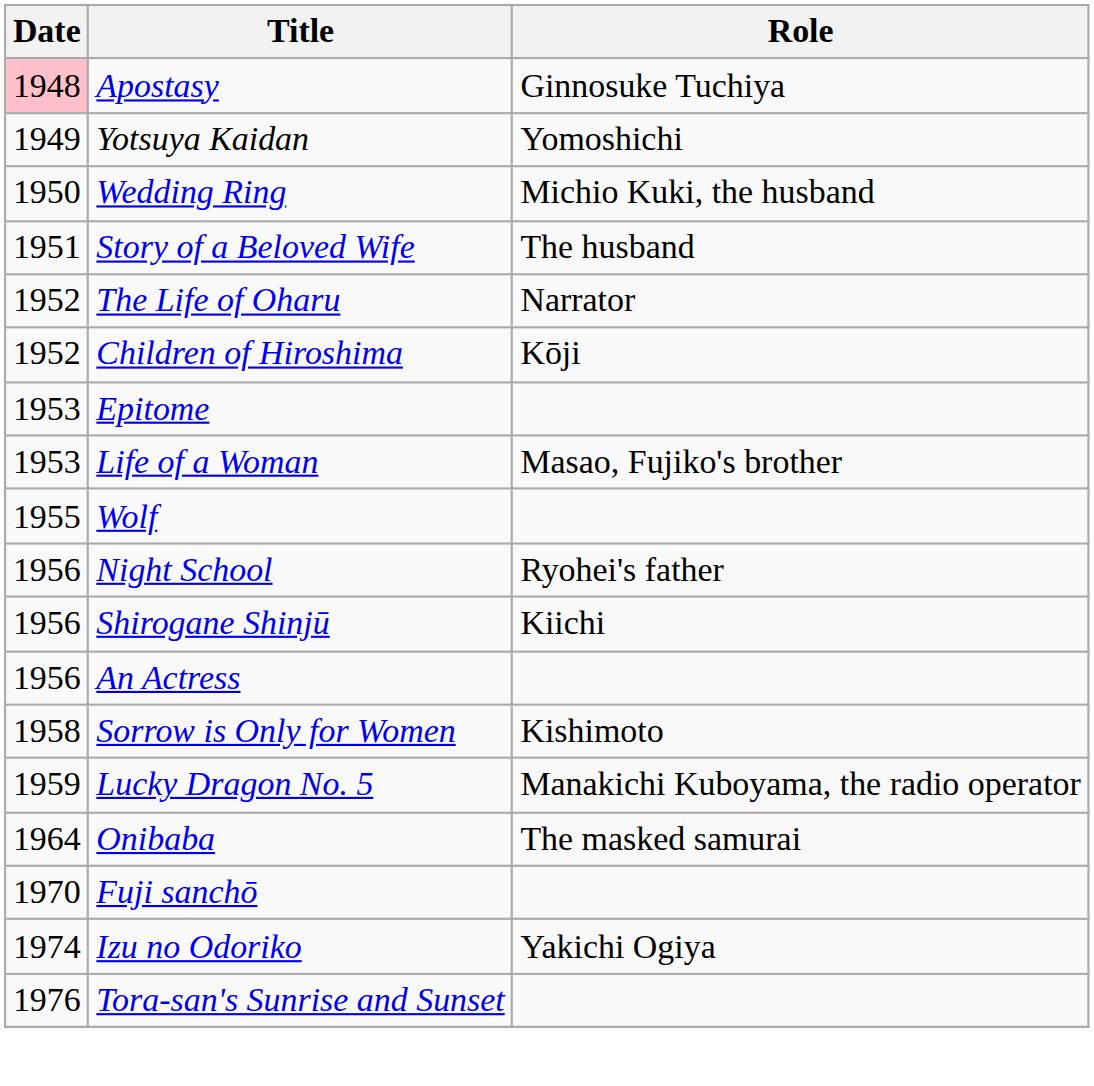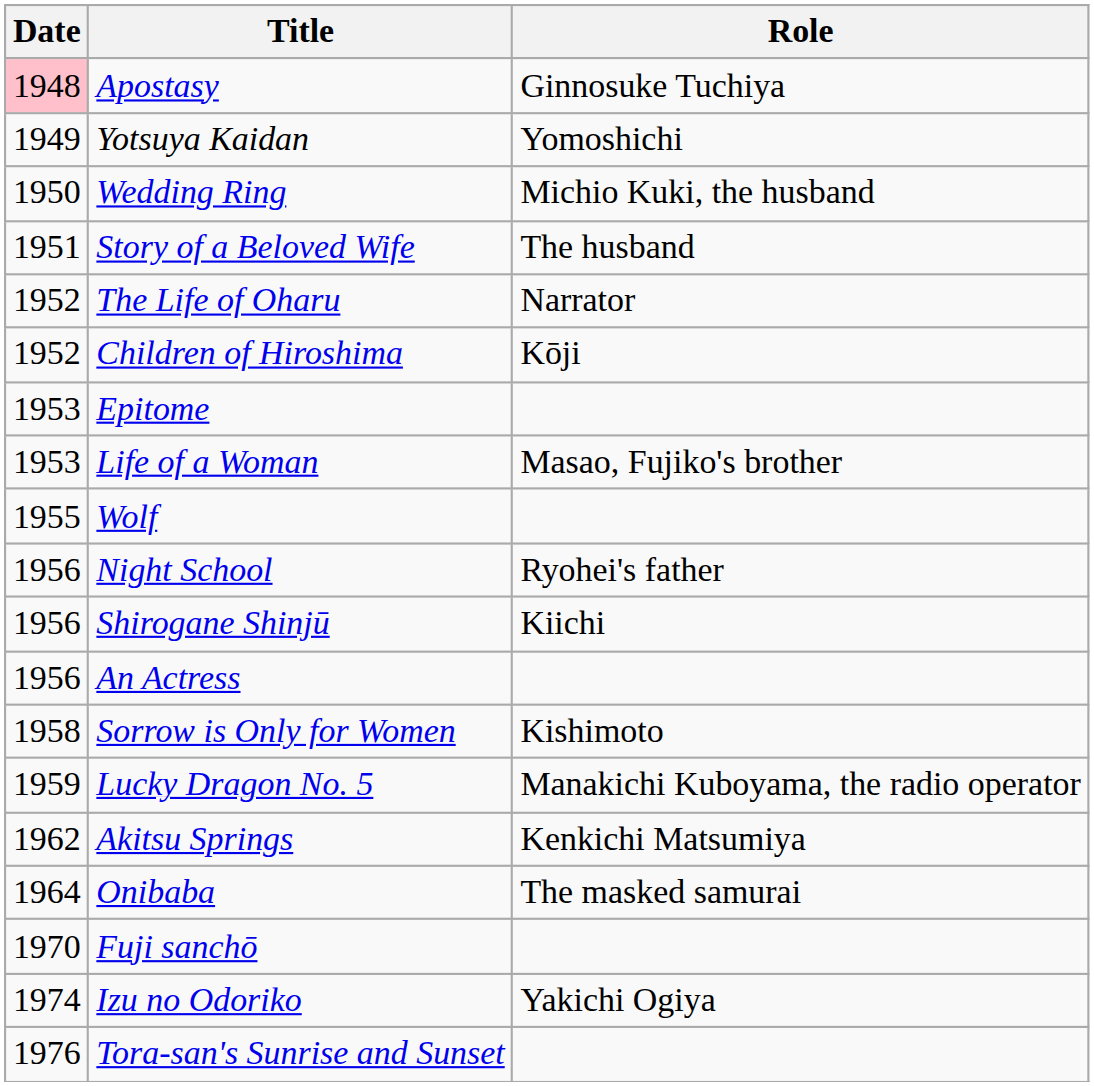+ row: (195, 838)
